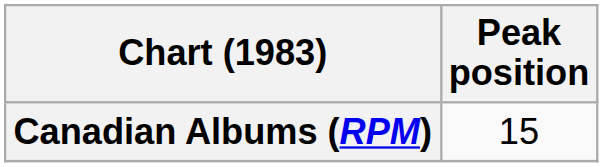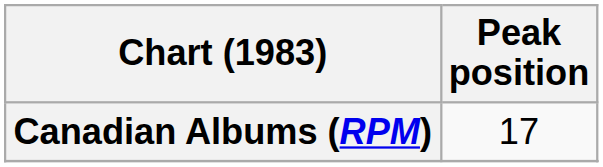(519, 131) 15 -> (519, 131) 17
